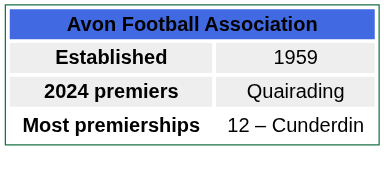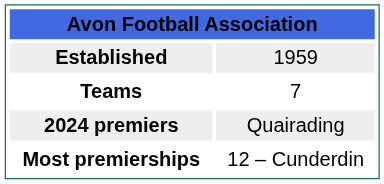+ row: (111, 91)
